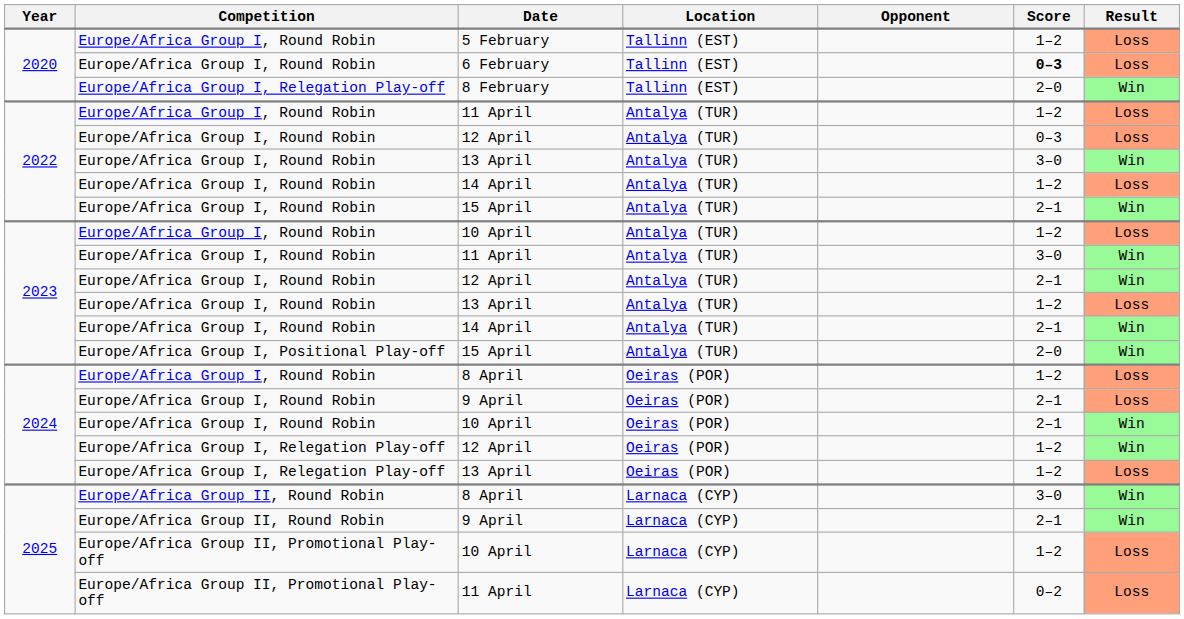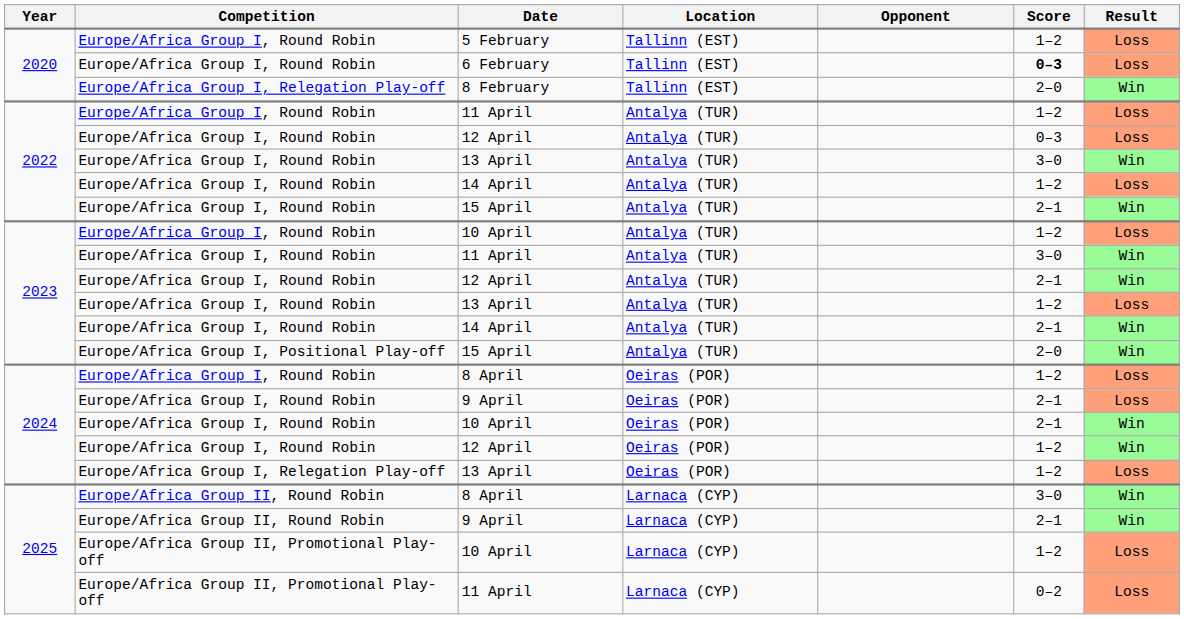(262, 448) Europe/Africa Group I, Relegation Play-off -> (227, 448) Europe/Africa Group I, Round Robin
